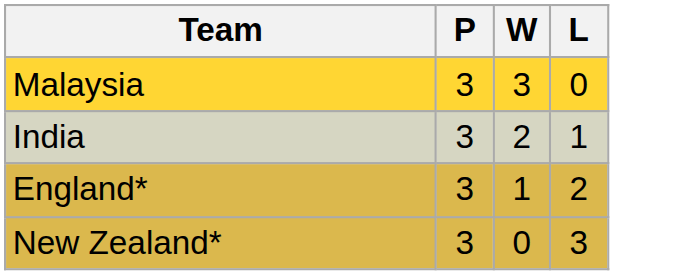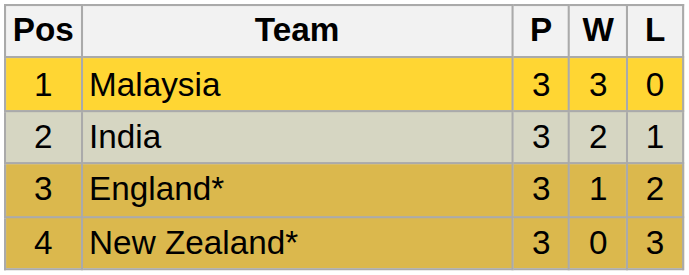+ column: (43, 30)
